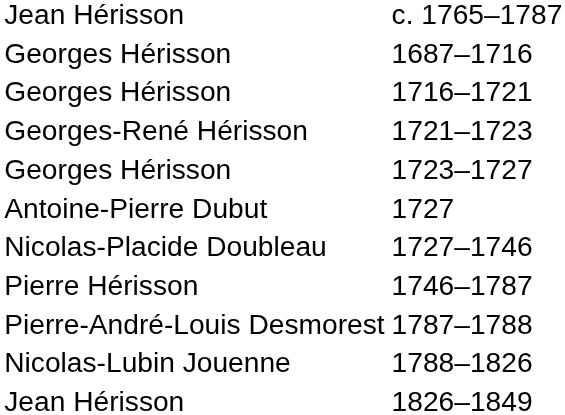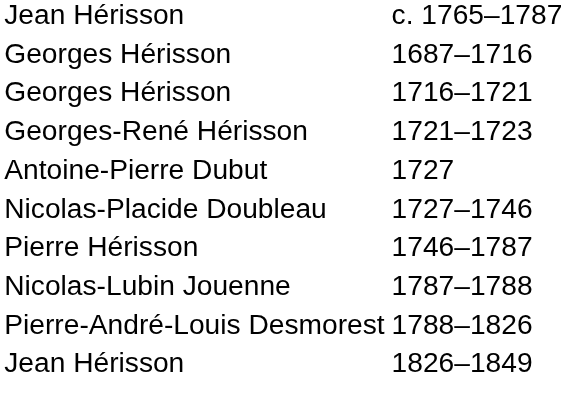- row: (462, 169)
(194, 324) Pierre-André-Louis Desmorest -> (148, 285) Nicolas-Lubin Jouenne
(148, 363) Nicolas-Lubin Jouenne -> (194, 324) Pierre-André-Louis Desmorest
